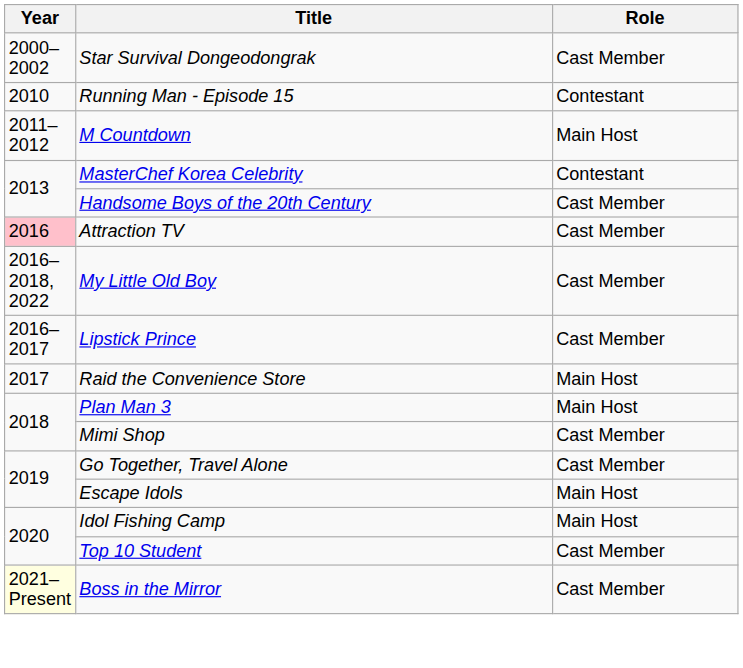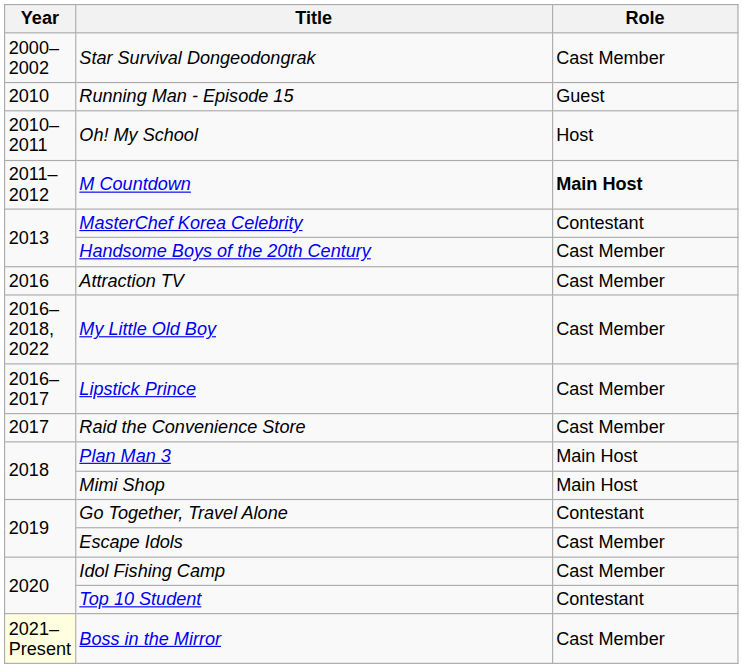(600, 96) Contestant -> (580, 96) Guest
+ row: (139, 135)
(597, 135) normal -> (599, 184) bold
(29, 231) pink background -> (29, 280) no background
(597, 378) Main Host -> (610, 427) Cast Member
(610, 435) Cast Member -> (597, 484) Main Host
(610, 464) Cast Member -> (600, 513) Contestant
(597, 493) Main Host -> (610, 542) Cast Member
(597, 521) Main Host -> (610, 570) Cast Member
(610, 550) Cast Member -> (600, 599) Contestant
